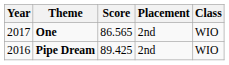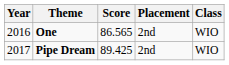(19, 32) 2017 -> (19, 32) 2016
(19, 50) 2016 -> (19, 50) 2017
